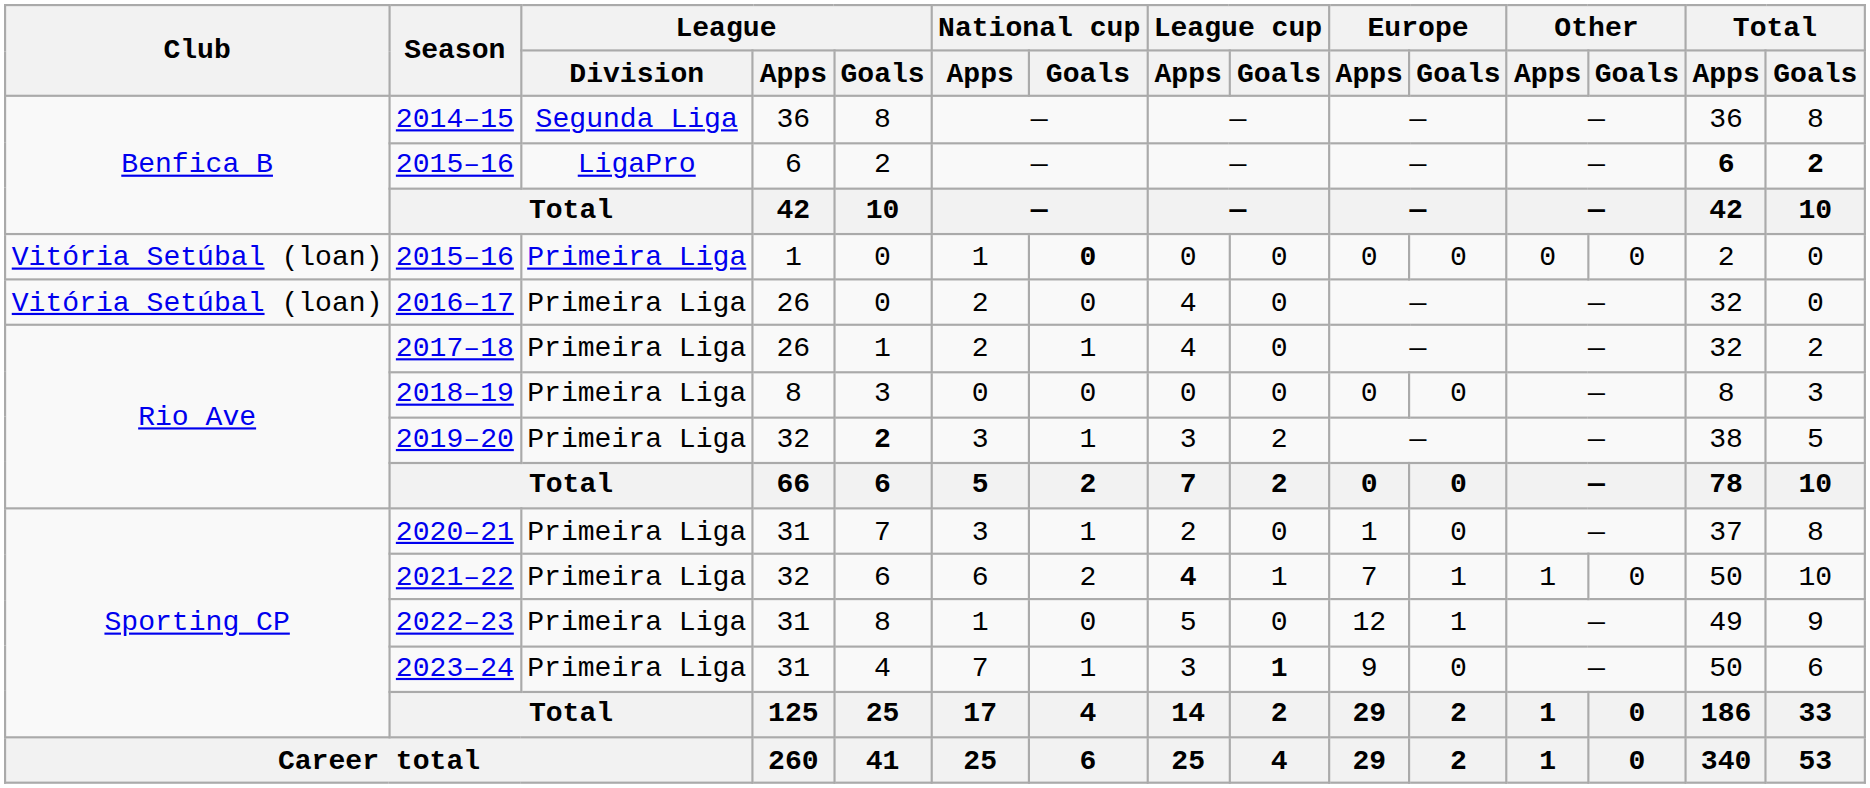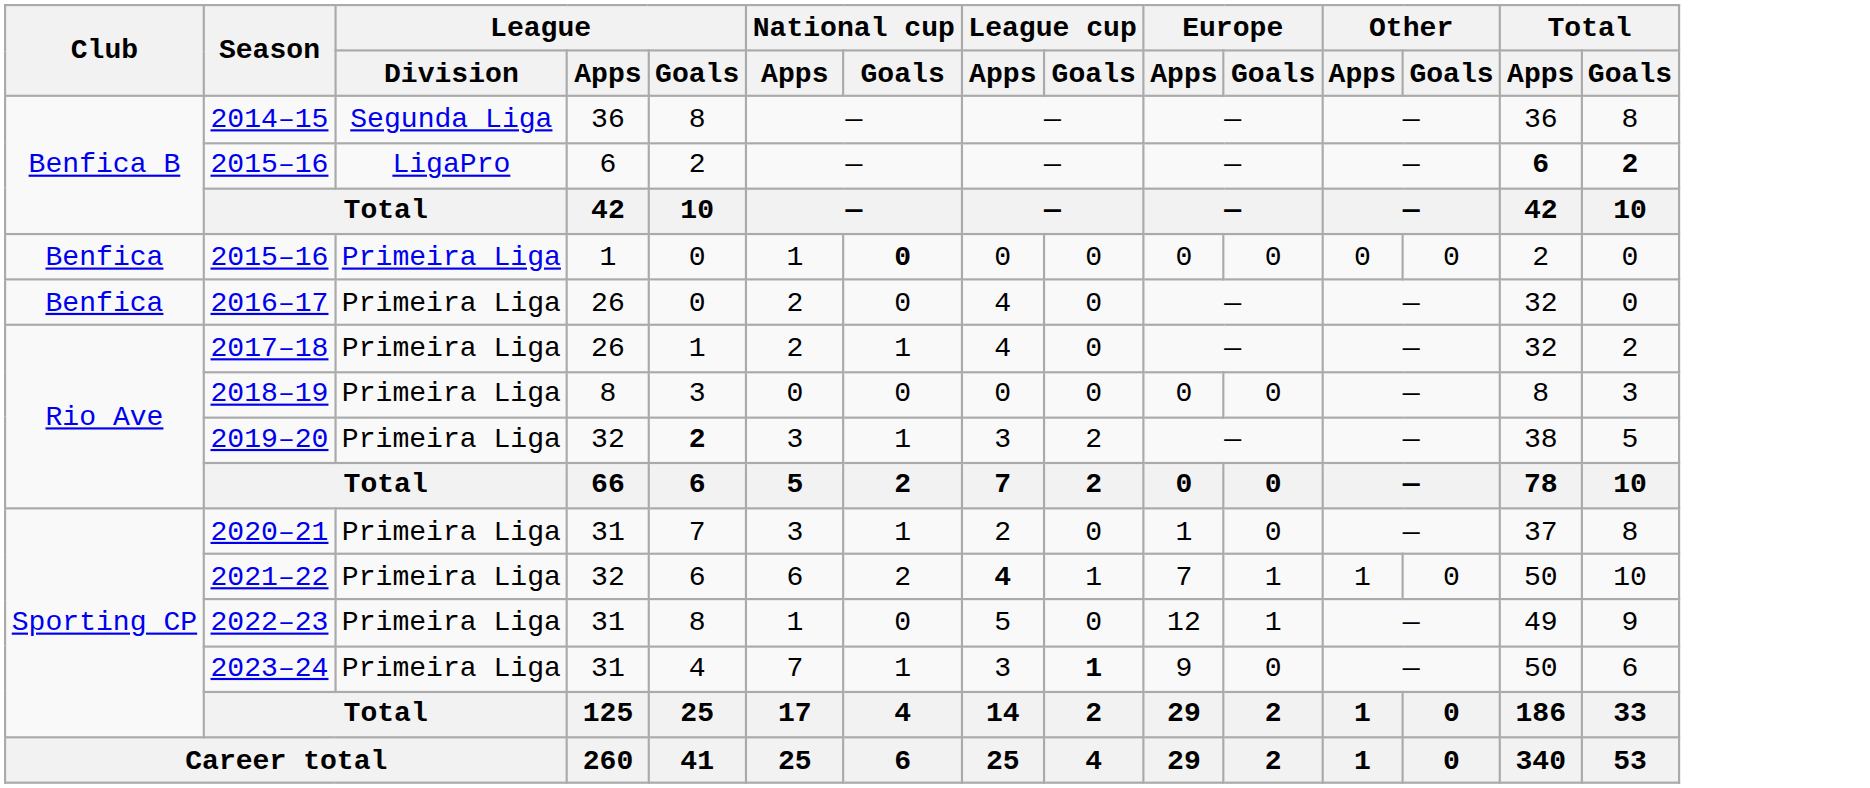(197, 257) Vitória Setúbal (loan) -> (104, 257) Benfica
(197, 303) Vitória Setúbal (loan) -> (104, 303) Benfica
